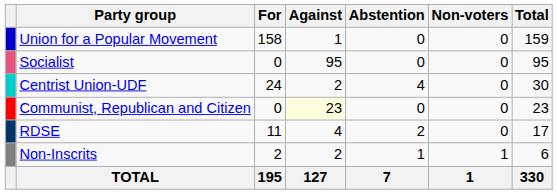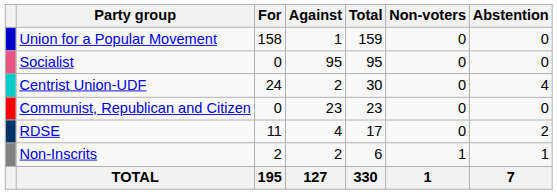columns swapped: (387, 16) <-> (532, 16)
(334, 108) lightyellow background -> (334, 108) no background
